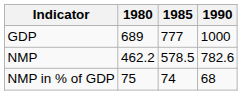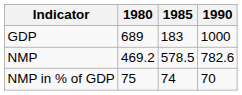(172, 36) 777 -> (172, 36) 183
(138, 57) 462.2 -> (138, 57) 469.2
(208, 79) 68 -> (208, 79) 70
